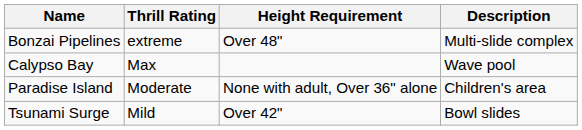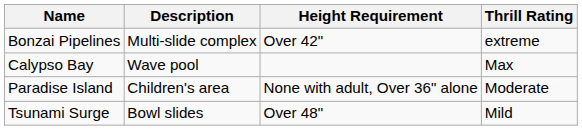columns swapped: (509, 16) <-> (172, 16)
(253, 40) Over 48" -> (293, 40) Over 42"
(253, 112) Over 42" -> (293, 112) Over 48"
